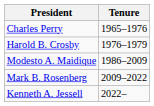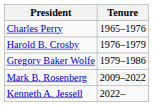+ row: (51, 61)
- row: (51, 61)
